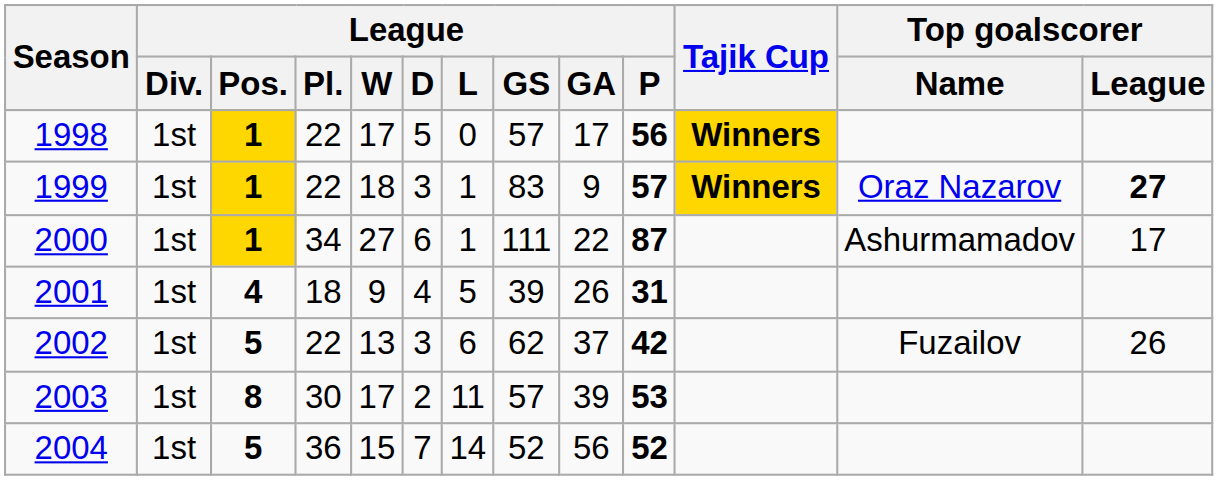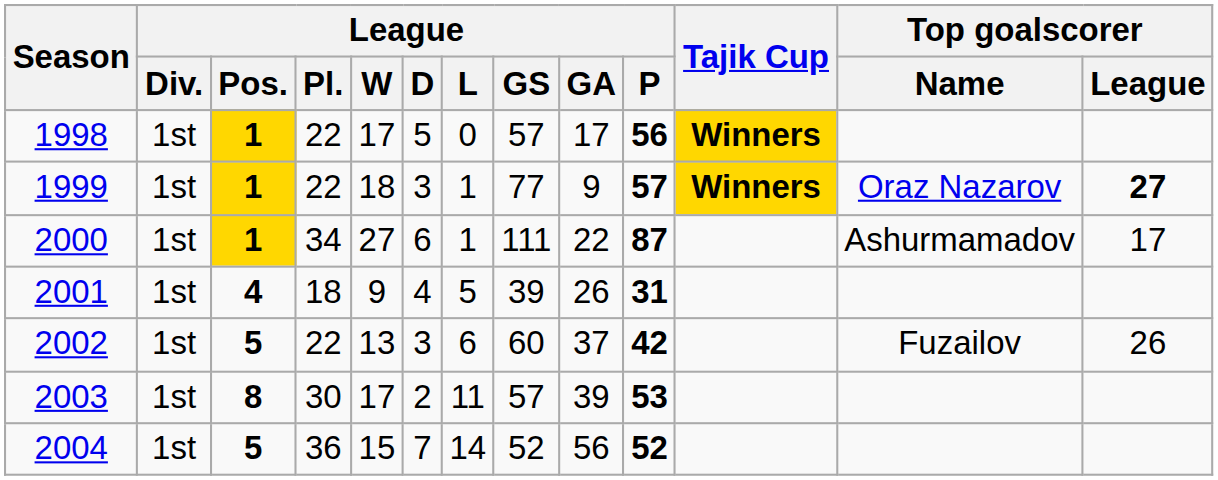(526, 187) 83 -> (526, 187) 77
(526, 344) 62 -> (526, 344) 60
